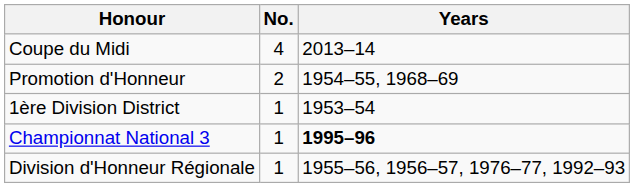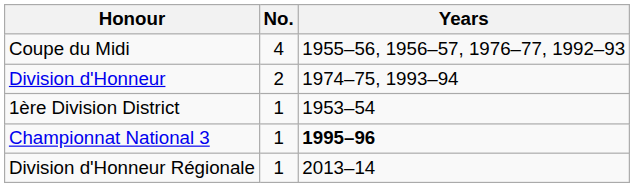(339, 49) 2013–14 -> (464, 49) 1955–56, 1956–57, 1976–77, 1992–93
- row: (97, 78)
+ row: (87, 78)
(464, 167) 1955–56, 1956–57, 1976–77, 1992–93 -> (339, 167) 2013–14
